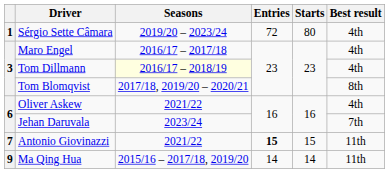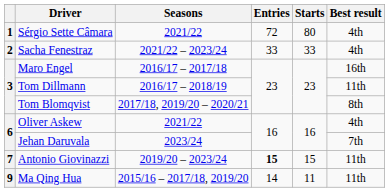(183, 31) 2019/20 – 2023/24 -> (183, 31) 2021/22
+ row: (55, 50)
(356, 50) 4th -> (356, 68) 16th
(183, 68) lightyellow background -> (183, 86) no background
(356, 68) 4th -> (356, 86) 11th
(183, 141) 2021/22 -> (183, 159) 2019/20 – 2023/24
(310, 159) 14 -> (310, 178) 11
